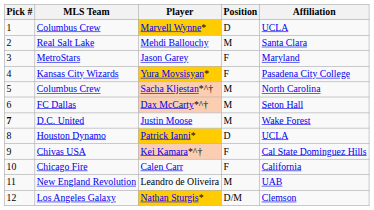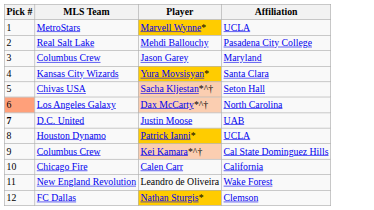- column: (240, 12)
(69, 27) Columbus Crew -> (58, 27) MetroStars
(284, 43) Santa Clara -> (268, 43) Pasadena City College
(58, 58) MetroStars -> (69, 58) Columbus Crew
(306, 74) Pasadena City College -> (246, 74) Santa Clara
(69, 89) Columbus Crew -> (61, 89) Chivas USA
(291, 89) North Carolina -> (244, 89) Seton Hall
(9, 105) no background -> (9, 105) lightsalmon background
(56, 105) FC Dallas -> (76, 105) Los Angeles Galaxy
(282, 105) Seton Hall -> (253, 105) North Carolina
(286, 120) Wake Forest -> (234, 120) UAB
(61, 151) Chivas USA -> (69, 151) Columbus Crew
(272, 182) UAB -> (248, 182) Wake Forest
(76, 197) Los Angeles Galaxy -> (56, 197) FC Dallas
